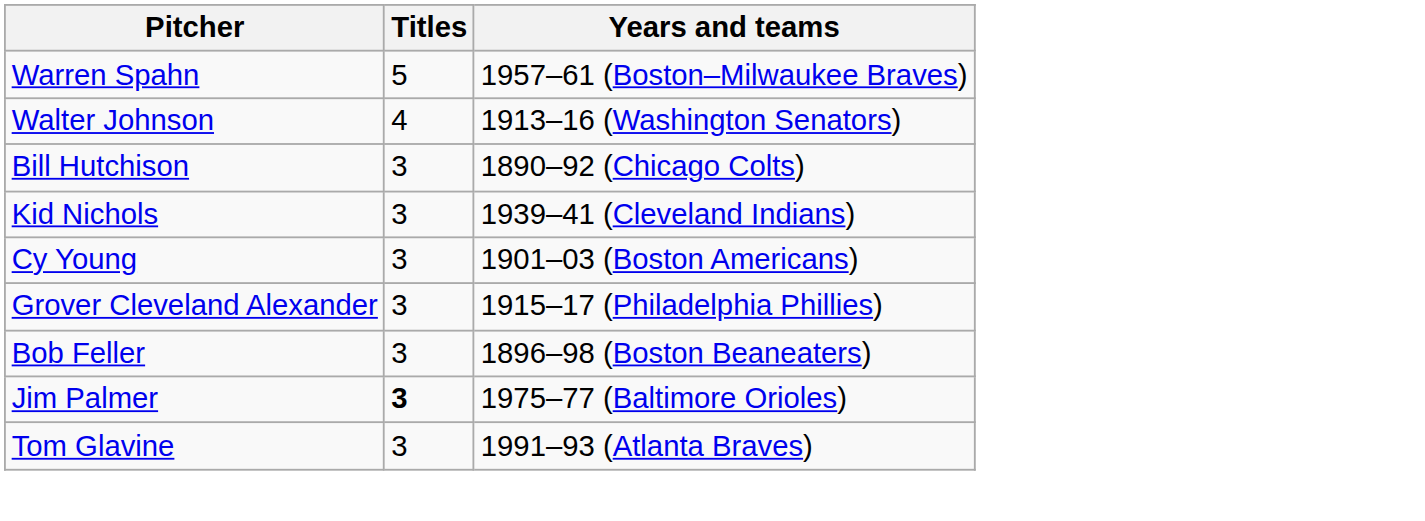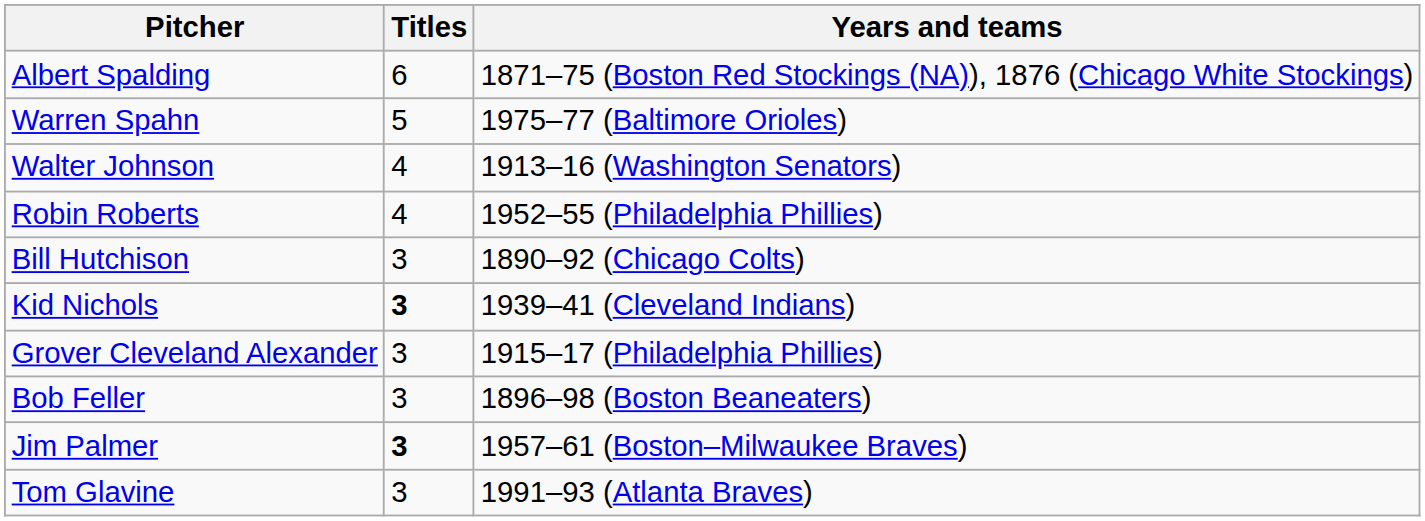+ row: (111, 74)
(724, 74) 1957–61 (Boston–Milwaukee Braves) -> (664, 120) 1975–77 (Baltimore Orioles)
+ row: (105, 213)
(400, 213) normal -> (400, 306) bold
- row: (74, 259)
(664, 399) 1975–77 (Baltimore Orioles) -> (724, 445) 1957–61 (Boston–Milwaukee Braves)
